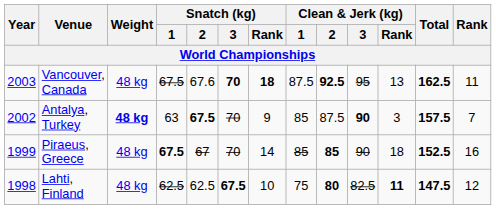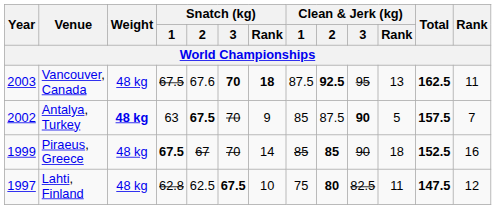(397, 117) 3 -> (397, 117) 5
(22, 186) 1998 -> (22, 186) 1997
(172, 186) 62.5 -> (172, 186) 62.8
(397, 186) bold -> (397, 186) normal
